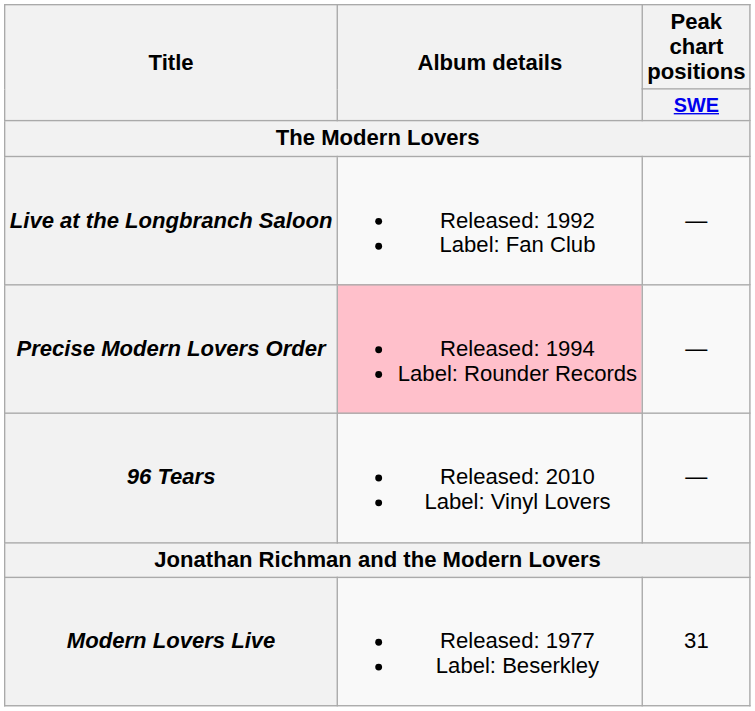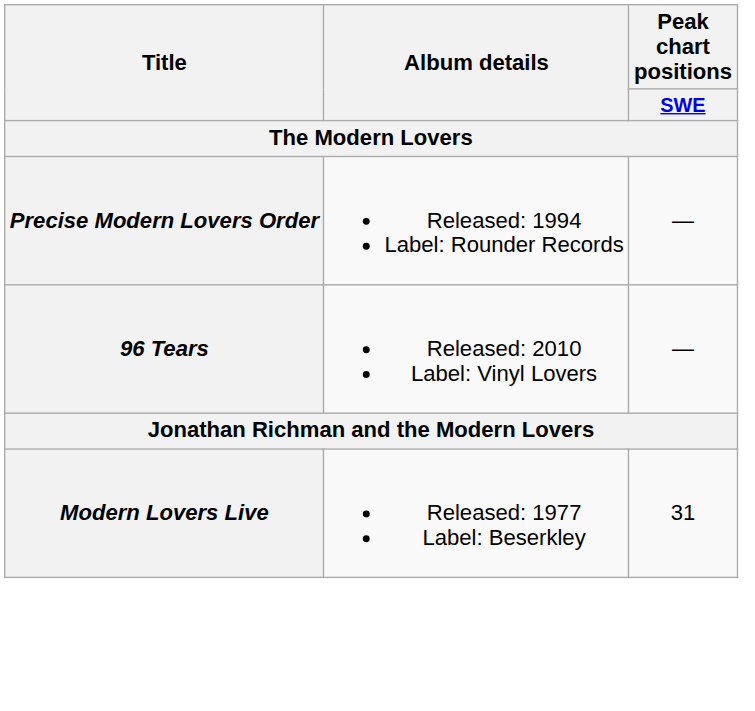- row: (171, 220)
(490, 362) pink background -> (476, 233) no background
